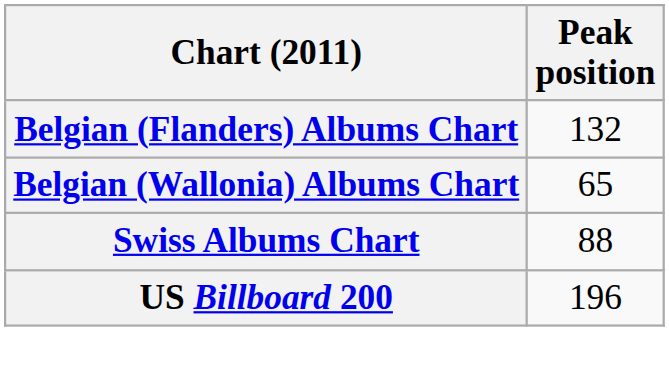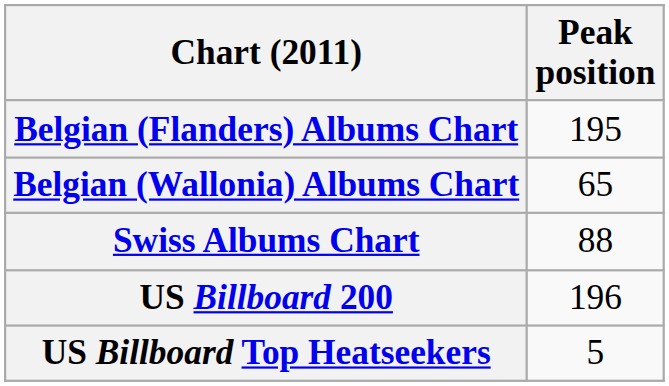(595, 128) 132 -> (595, 128) 195
+ row: (266, 352)
